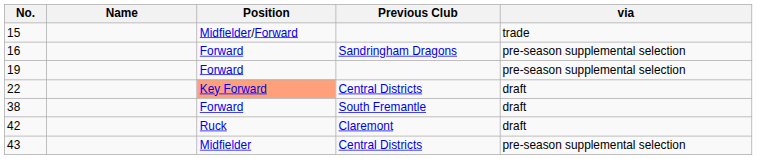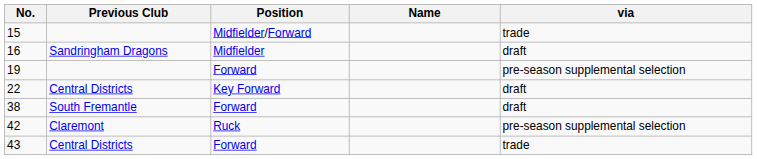columns swapped: (122, 13) <-> (418, 13)
(222, 51) Forward -> (239, 51) Midfielder
(594, 51) pre-season supplemental selection -> (514, 51) draft
(233, 88) lightsalmon background -> (247, 88) no background
(514, 126) draft -> (594, 126) pre-season supplemental selection
(225, 145) Midfielder -> (235, 145) Forward
(594, 145) pre-season supplemental selection -> (516, 145) trade
